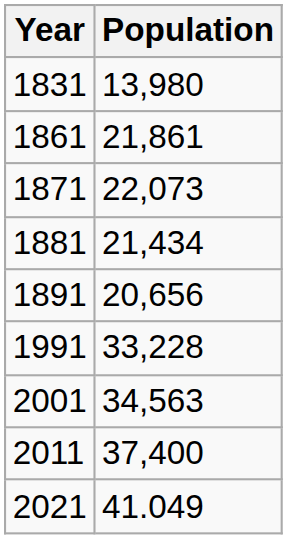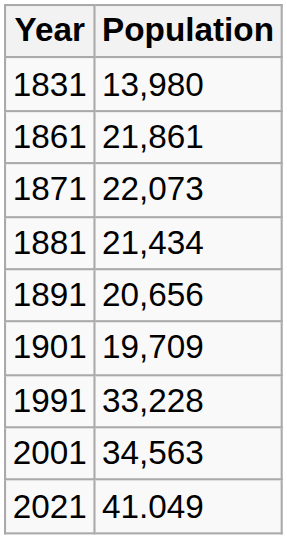+ row: (50, 347)
- row: (48, 453)
